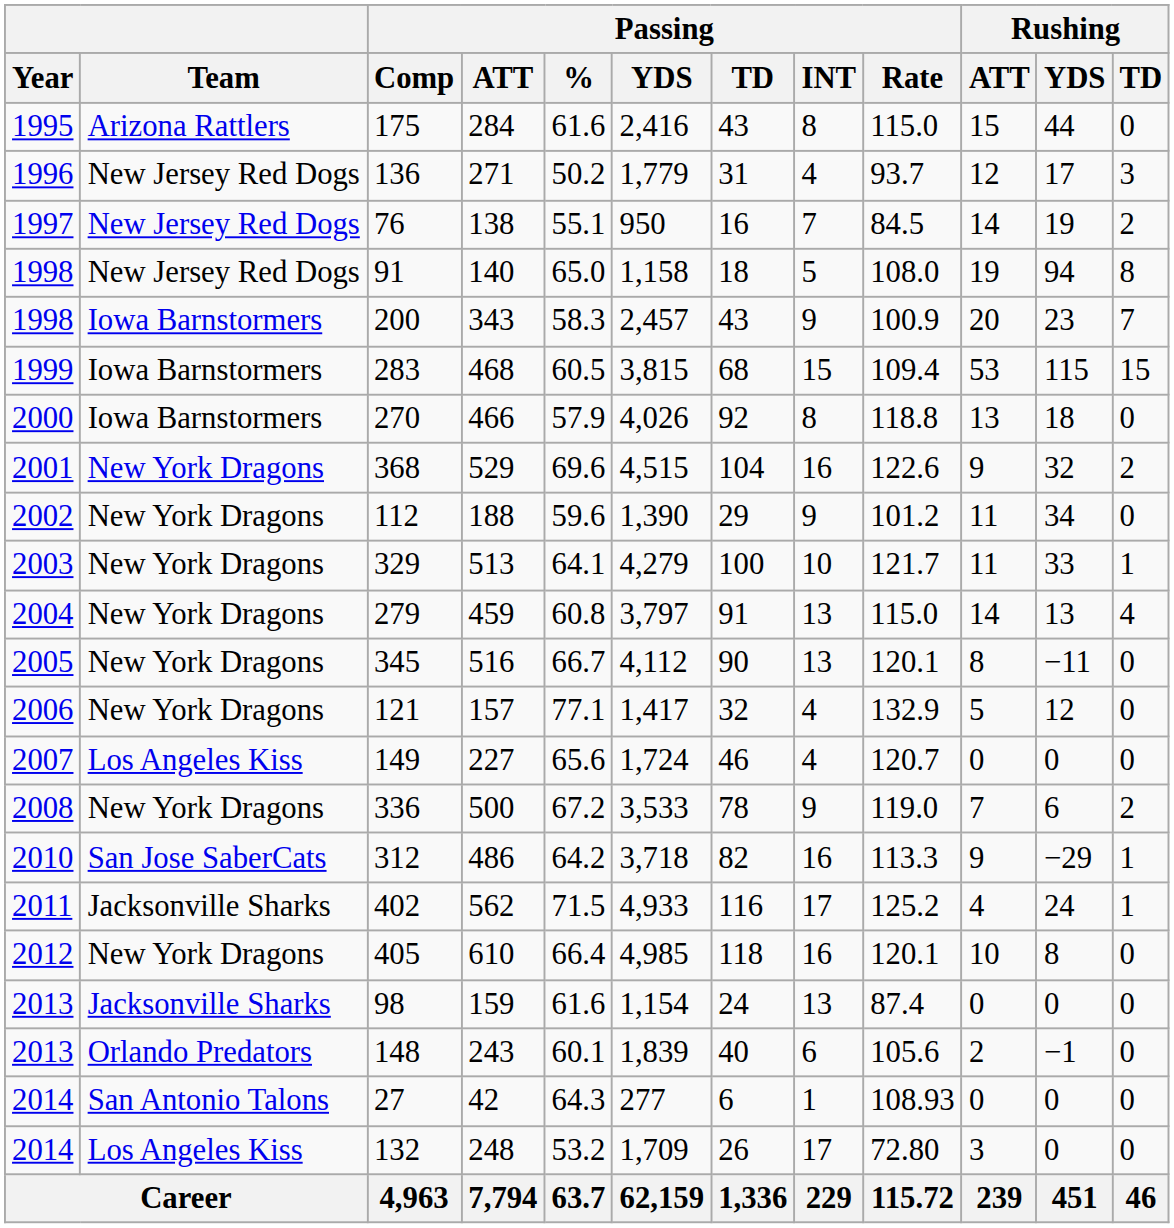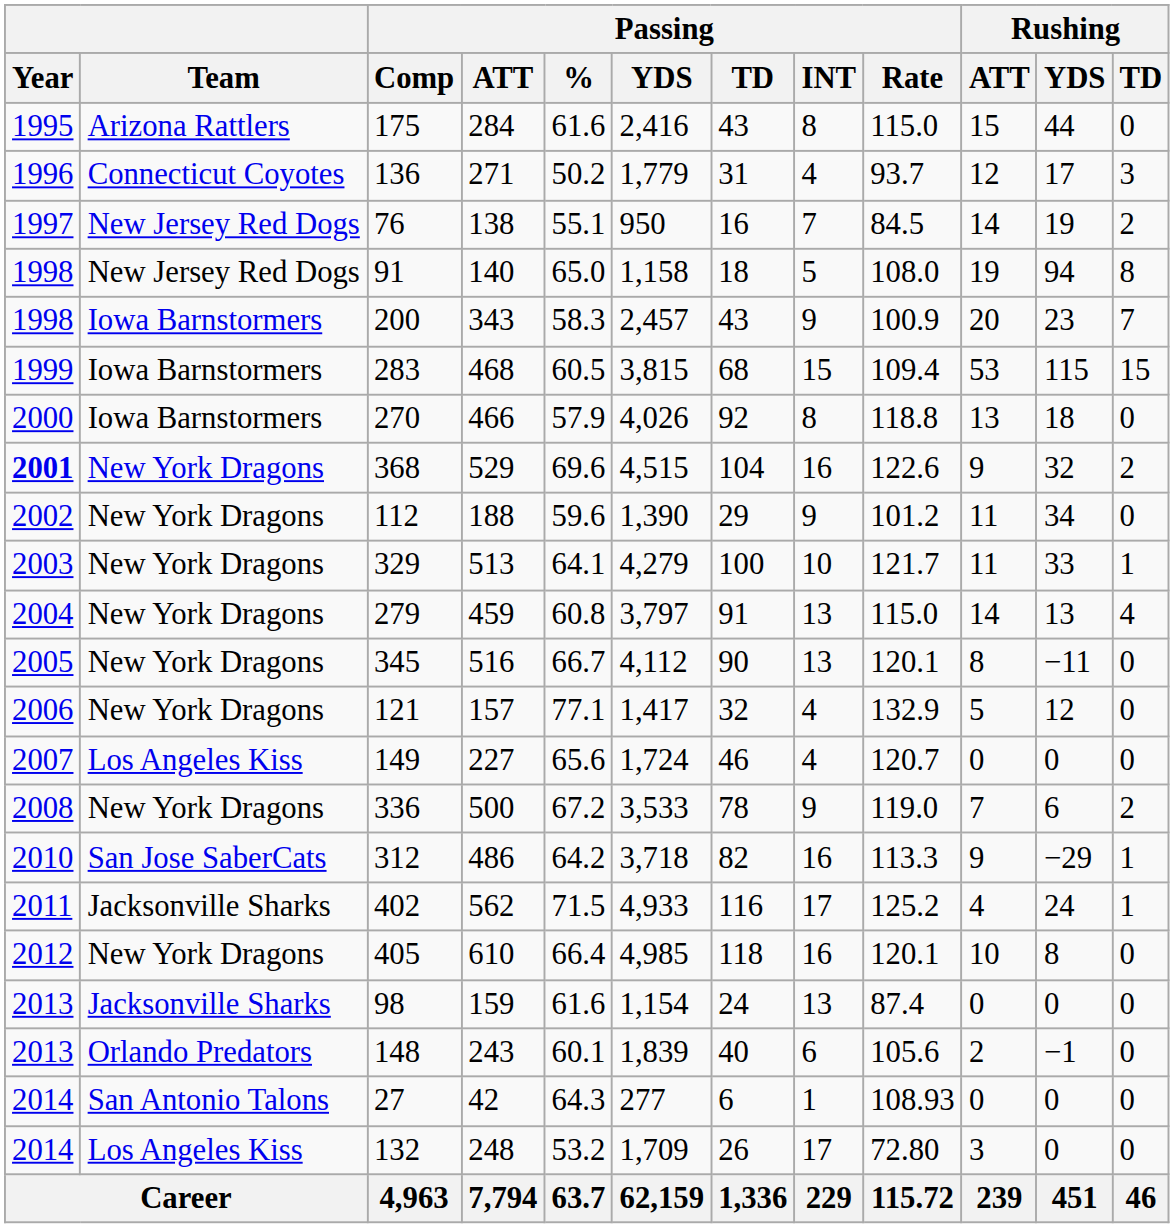(224, 175) New Jersey Red Dogs -> (216, 175) Connecticut Coyotes
(43, 467) normal -> (43, 467) bold
